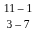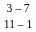rows swapped: (18, 24) <-> (18, 8)
